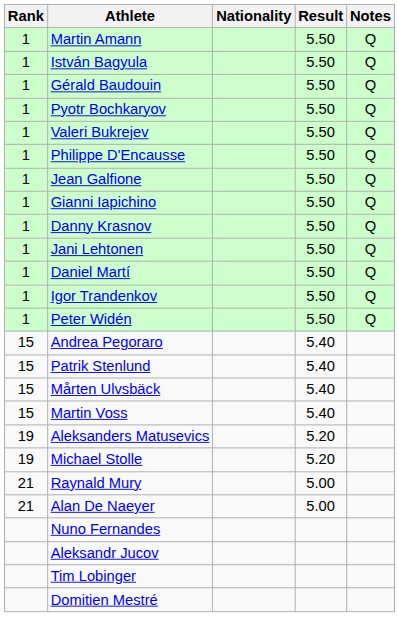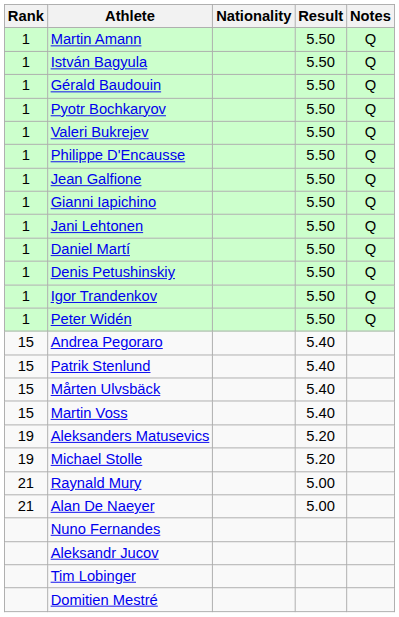- row: (101, 226)
+ row: (113, 272)
